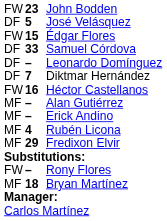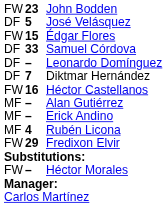(13, 143) MF -> (13, 143) FW
+ row: (87, 170)
- row: (79, 170)
- row: (87, 183)
